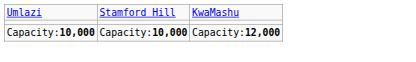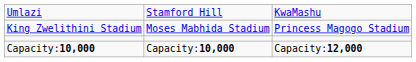+ row: (74, 28)
